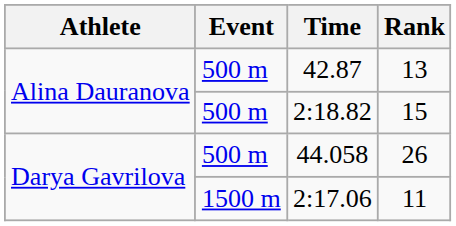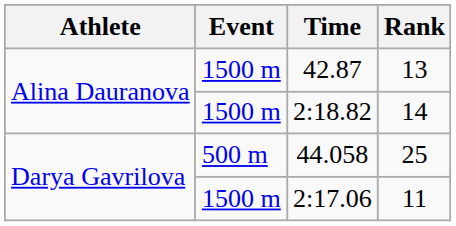(235, 69) 500 m -> (241, 69) 1500 m
(235, 112) 500 m -> (241, 112) 1500 m
(414, 112) 15 -> (414, 112) 14
(414, 155) 26 -> (414, 155) 25
